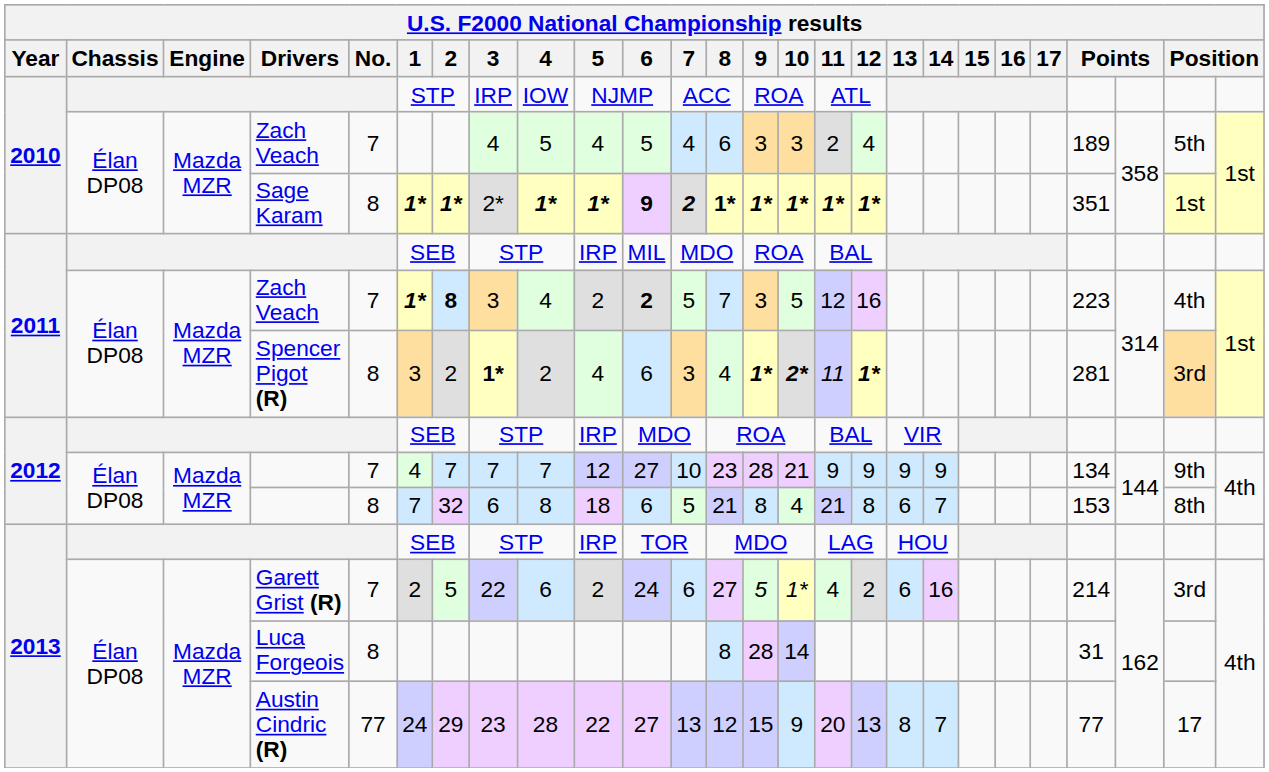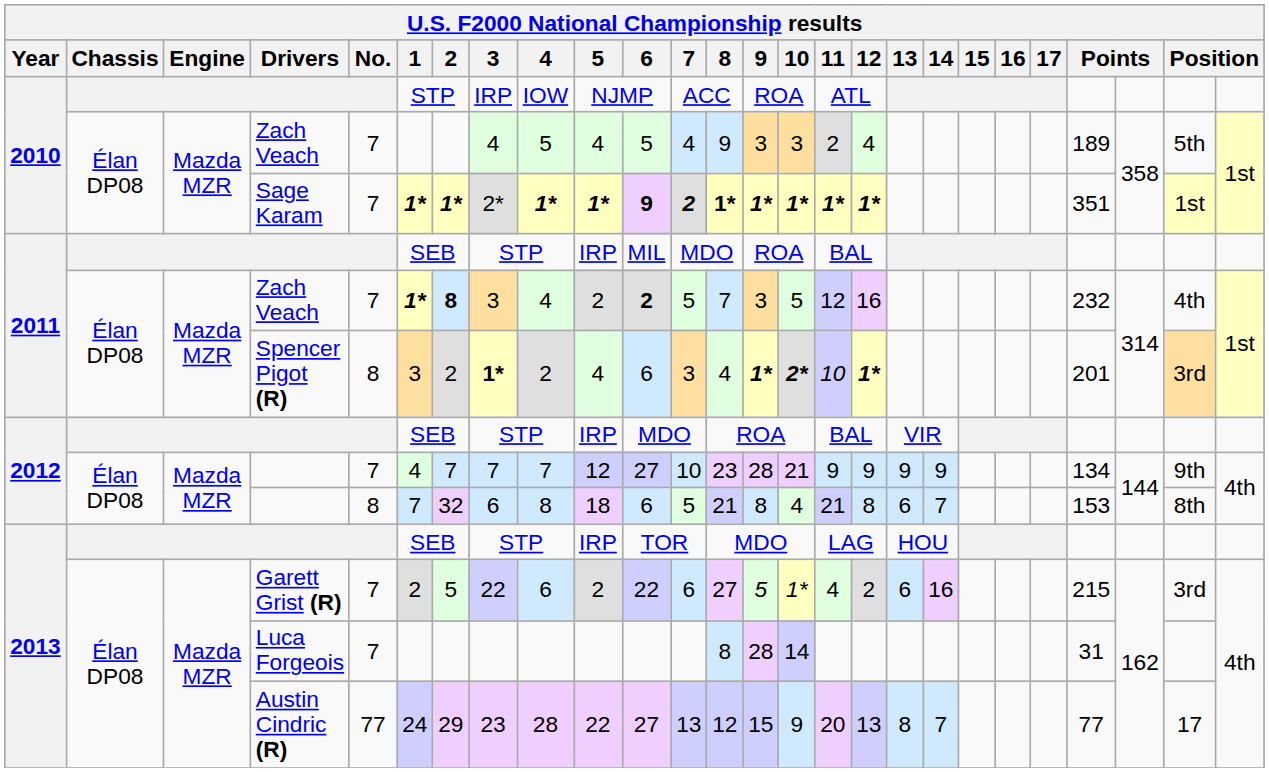(725, 142) 6 -> (725, 142) 9
(373, 203) 8 -> (373, 203) 7
(1091, 300) 223 -> (1091, 300) 232
(833, 373) 11 -> (833, 373) 10
(1091, 373) 281 -> (1091, 373) 201
(646, 590) 24 -> (646, 590) 22
(1091, 590) 214 -> (1091, 590) 215
(373, 651) 8 -> (373, 651) 7
